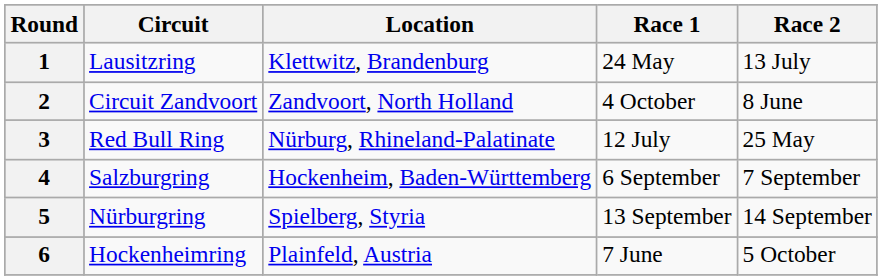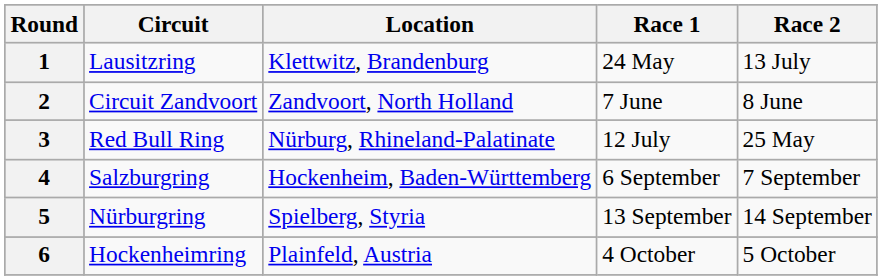(649, 100) 4 October -> (633, 100) 7 June
(633, 254) 7 June -> (649, 254) 4 October
